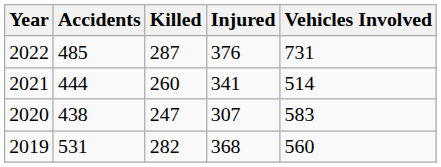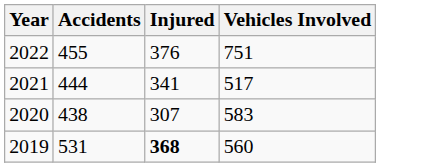- column: (176, 20)
(73, 51) 485 -> (73, 51) 455
(299, 51) 731 -> (239, 51) 751
(299, 83) 514 -> (239, 83) 517
(226, 146) normal -> (165, 146) bold
